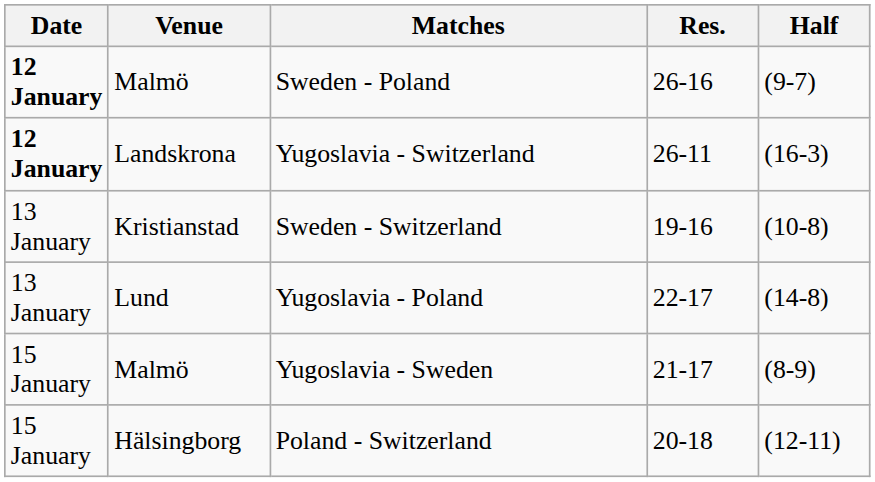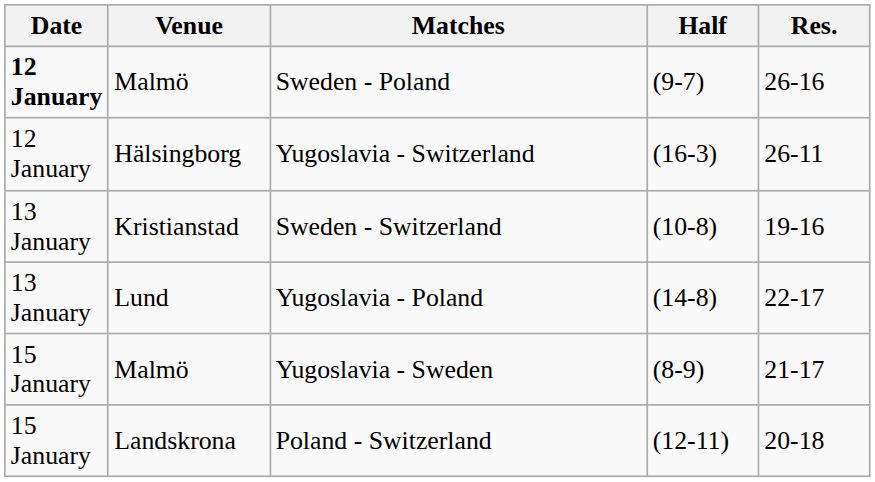columns swapped: (703, 24) <-> (814, 24)
(57, 153) bold -> (51, 153) normal
(175, 153) Landskrona -> (178, 153) Hälsingborg
(178, 440) Hälsingborg -> (175, 440) Landskrona
